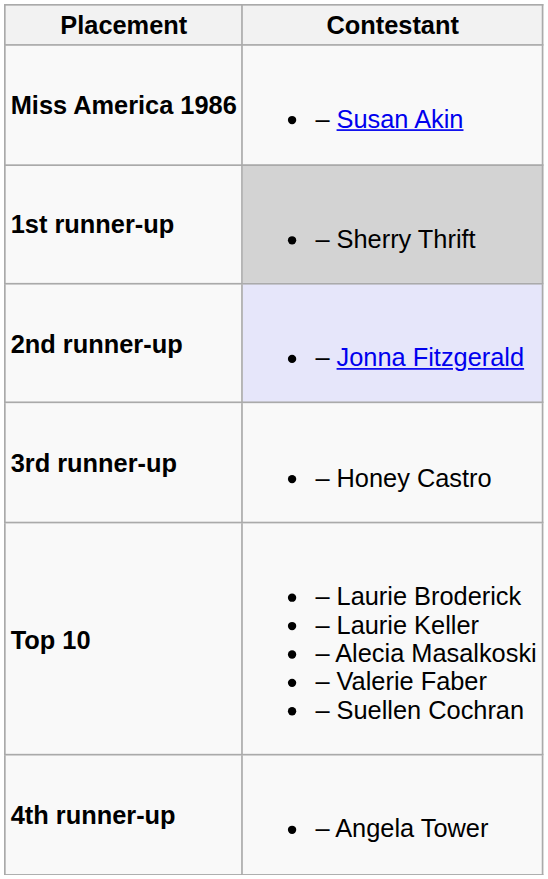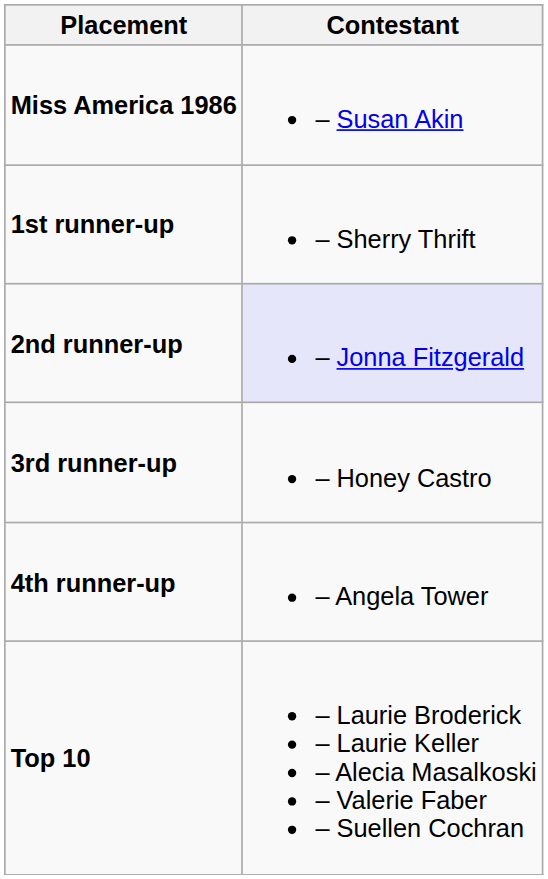(393, 238) lightgrey background -> (393, 238) no background
rows swapped: (93, 815) <-> (51, 639)
